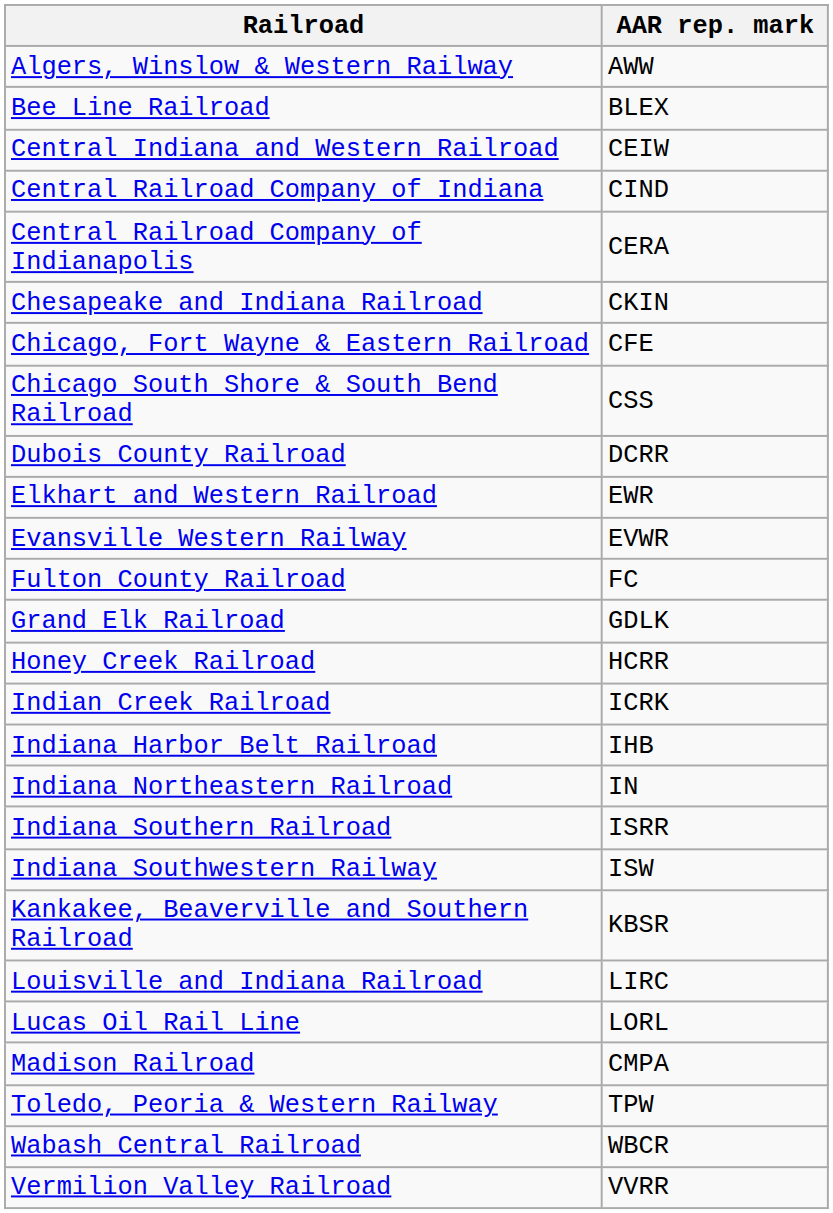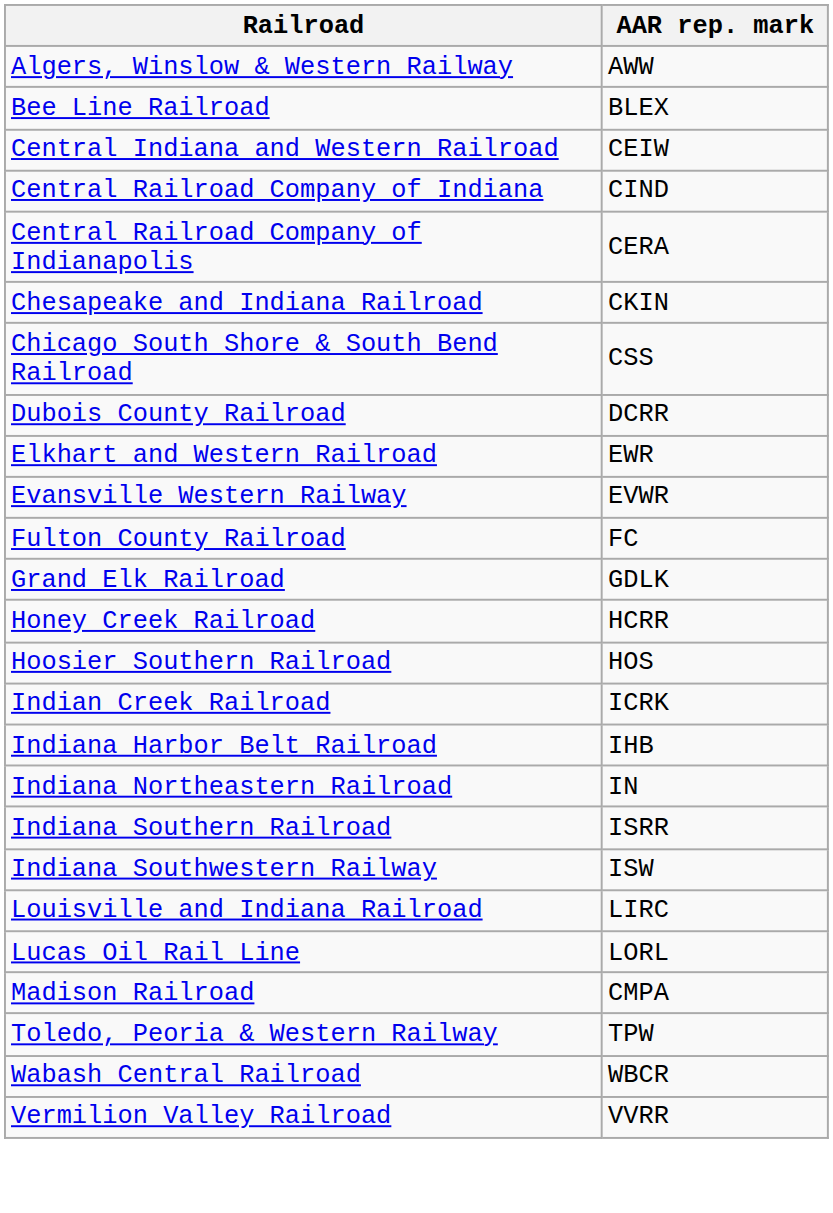- row: (300, 344)
+ row: (201, 663)
- row: (270, 925)
